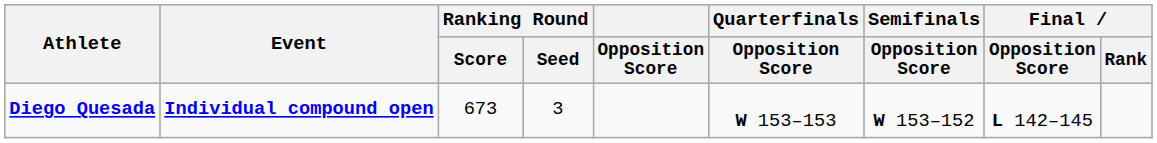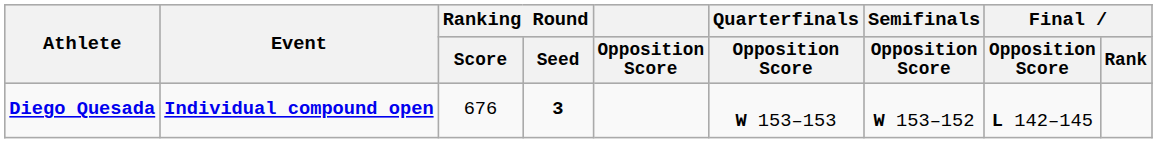(480, 110) 673 -> (480, 110) 676
(558, 110) normal -> (558, 110) bold
